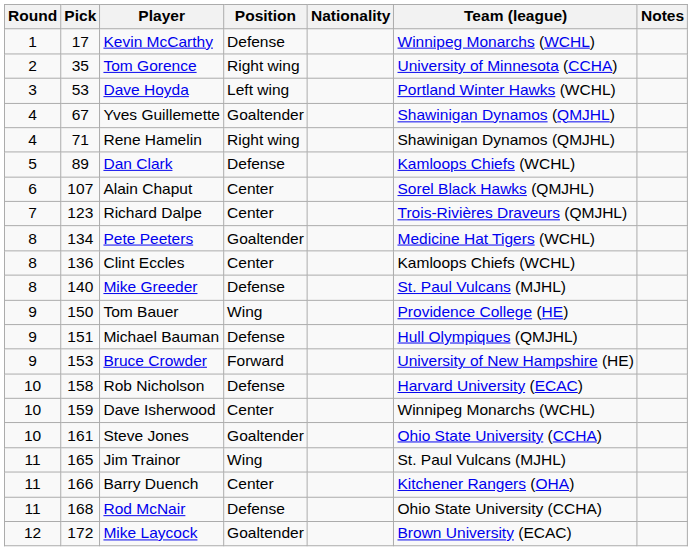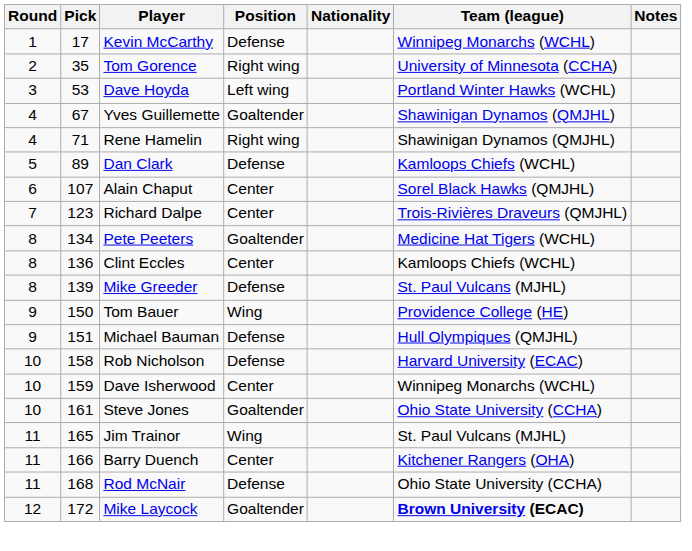(80, 287) 140 -> (80, 287) 139
- row: (155, 361)
(485, 533) normal -> (491, 509) bold
